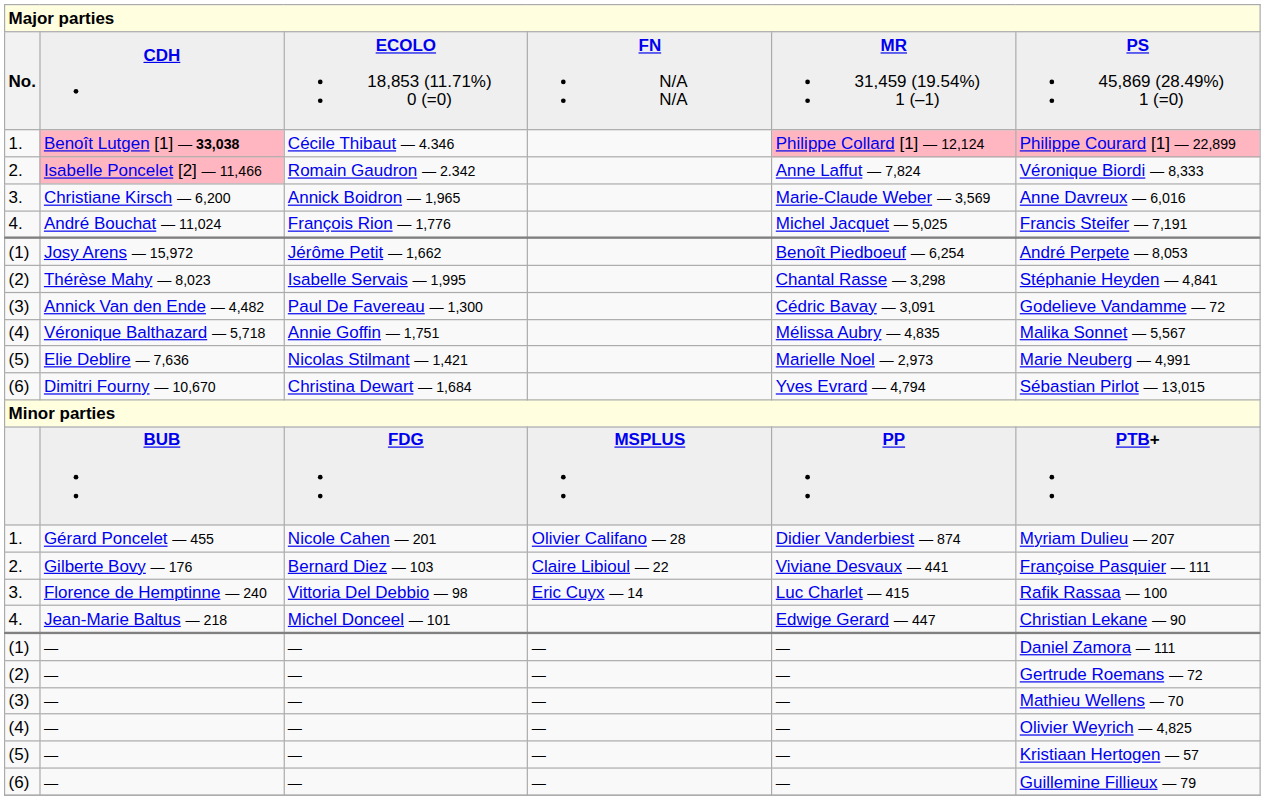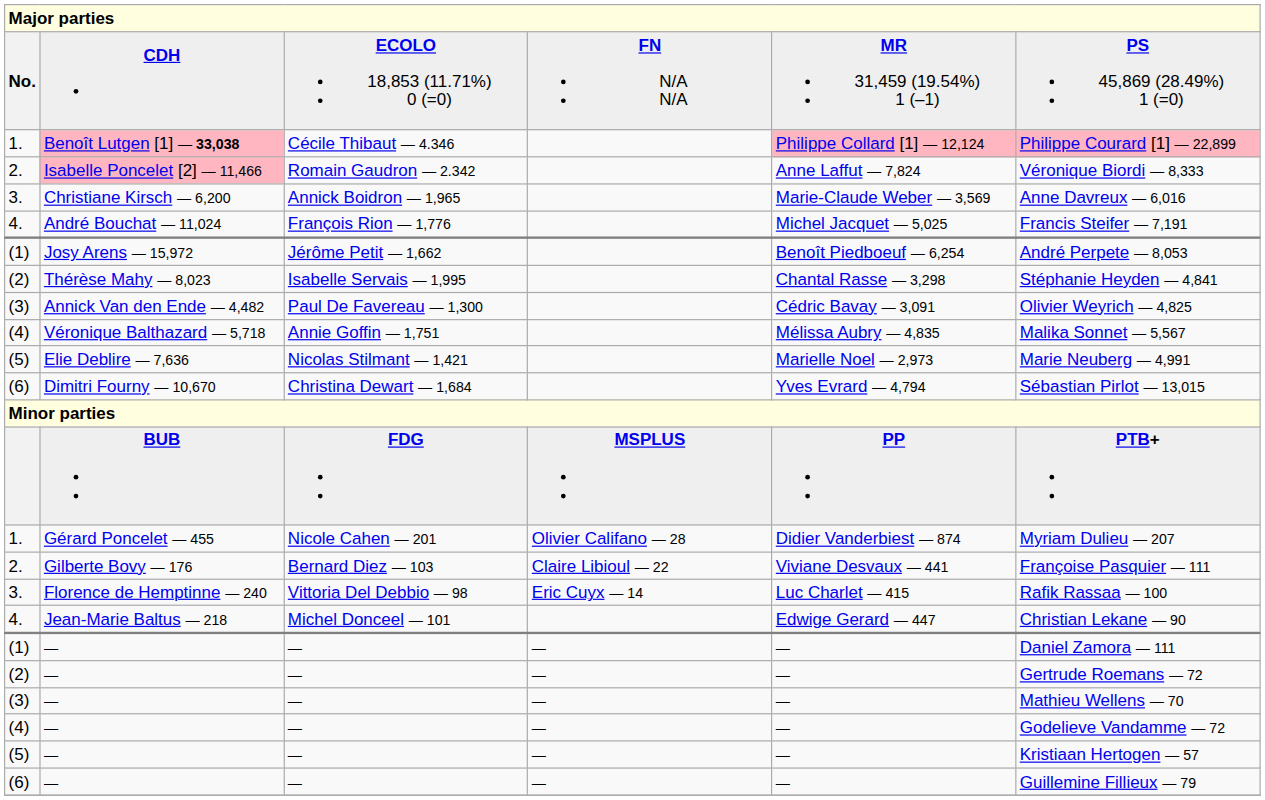(1122, 306) Godelieve Vandamme — 72 -> (1106, 306) Olivier Weyrich — 4,825
(1106, 728) Olivier Weyrich — 4,825 -> (1122, 728) Godelieve Vandamme — 72
